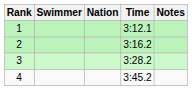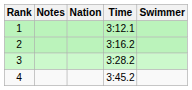columns swapped: (59, 12) <-> (171, 12)
